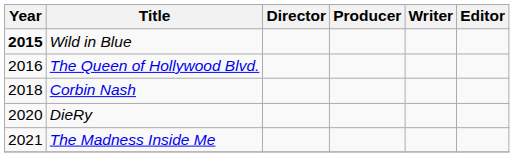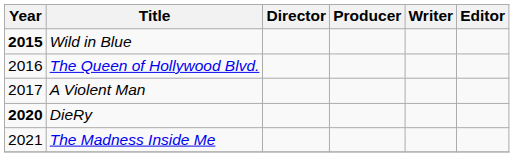+ row: (98, 90)
- row: (93, 90)
(25, 115) normal -> (25, 115) bold
